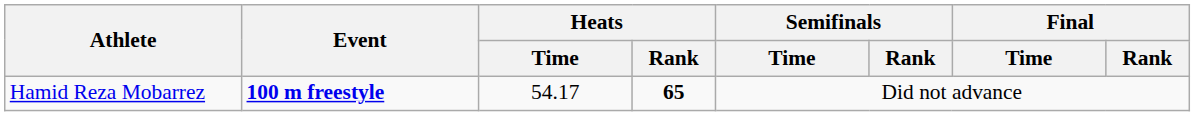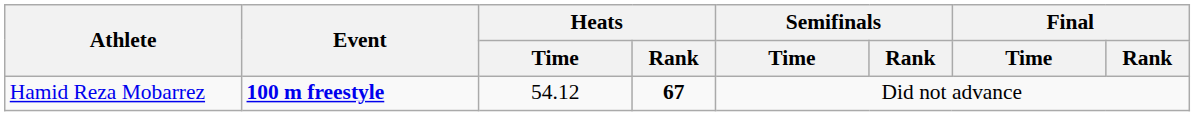(555, 93) 54.17 -> (555, 93) 54.12
(674, 93) 65 -> (674, 93) 67
